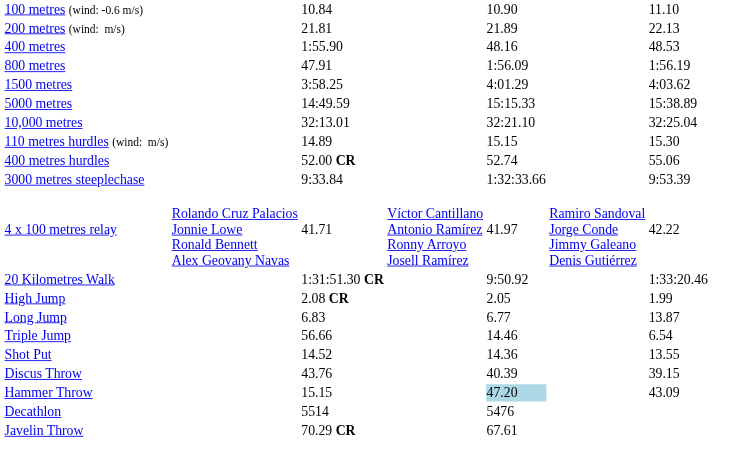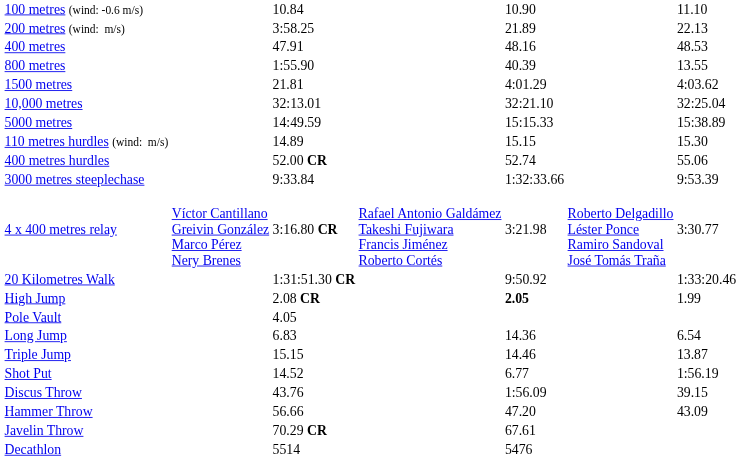(317, 28) 21.81 -> (293, 28) 3:58.25
(322, 47) 1:55.90 -> (288, 47) 47.91
(317, 66) 47.91 -> (293, 66) 1:55.90
(507, 66) 1:56.09 -> (520, 66) 40.39
(670, 66) 1:56.19 -> (692, 66) 13.55
(322, 85) 3:58.25 -> (288, 85) 21.81
rows swapped: (38, 103) <-> (44, 122)
- row: (61, 229)
+ row: (61, 229)
(499, 298) normal -> (517, 298) bold
+ row: (33, 317)
(499, 317) 6.77 -> (520, 336) 14.36
(664, 317) 13.87 -> (689, 336) 6.54
(317, 336) 56.66 -> (288, 355) 15.15
(661, 336) 6.54 -> (692, 355) 13.87
(502, 355) 14.36 -> (517, 374) 6.77
(664, 355) 13.55 -> (698, 374) 1:56.19
(502, 374) 40.39 -> (526, 392) 1:56.09
(317, 392) 15.15 -> (288, 411) 56.66
(502, 392) lightblue background -> (520, 411) no background
rows swapped: (44, 430) <-> (33, 411)
